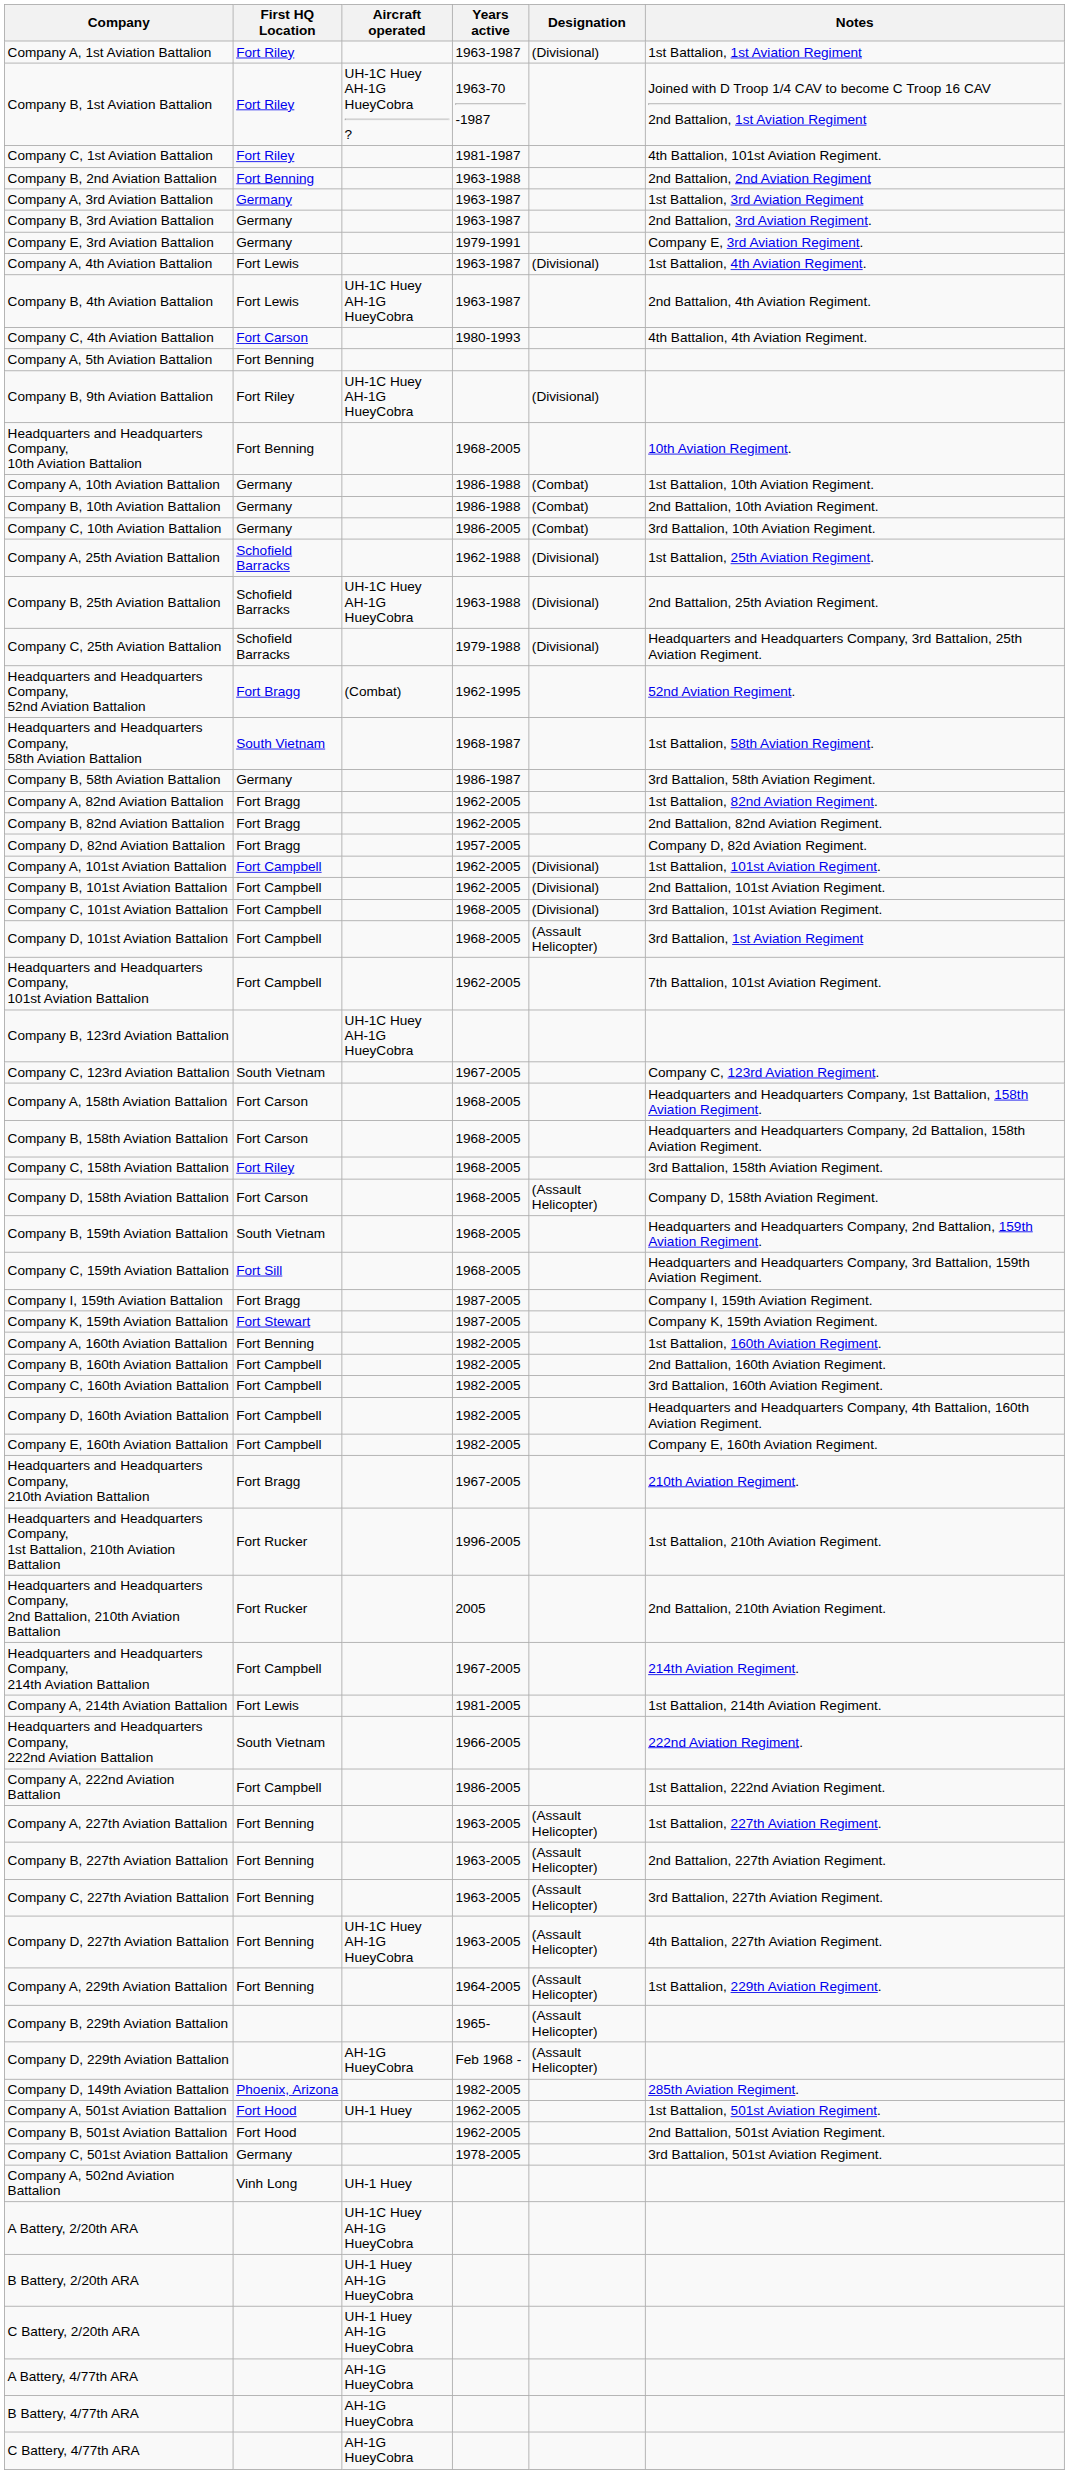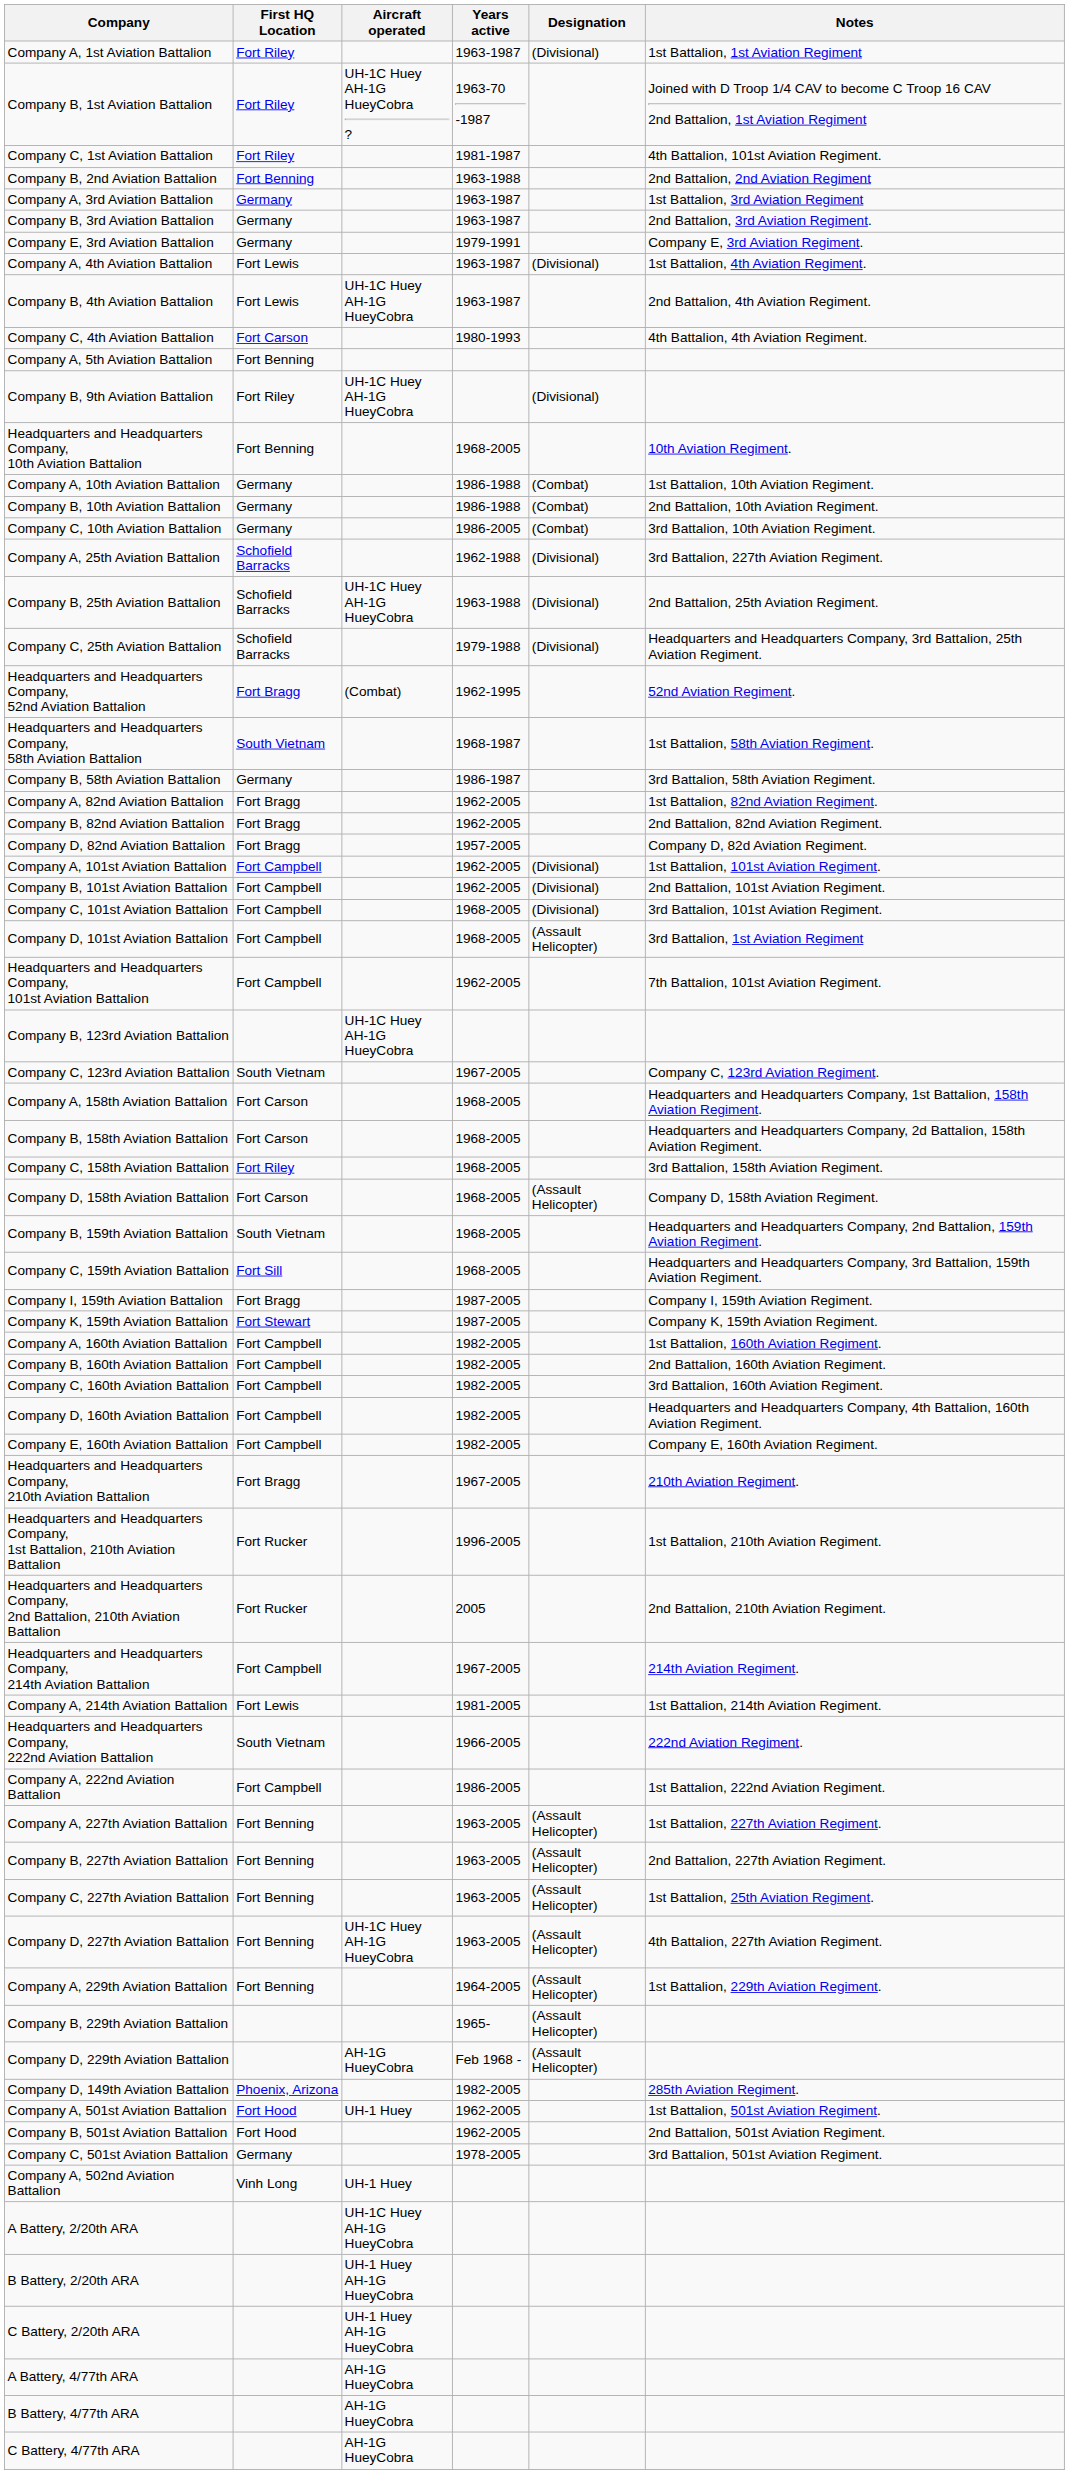(761, 557) 1st Battalion, 25th Aviation Regiment. -> (766, 557) 3rd Battalion, 227th Aviation Regiment.
(275, 1343) Fort Benning -> (279, 1343) Fort Campbell
(766, 1897) 3rd Battalion, 227th Aviation Regiment. -> (761, 1897) 1st Battalion, 25th Aviation Regiment.
